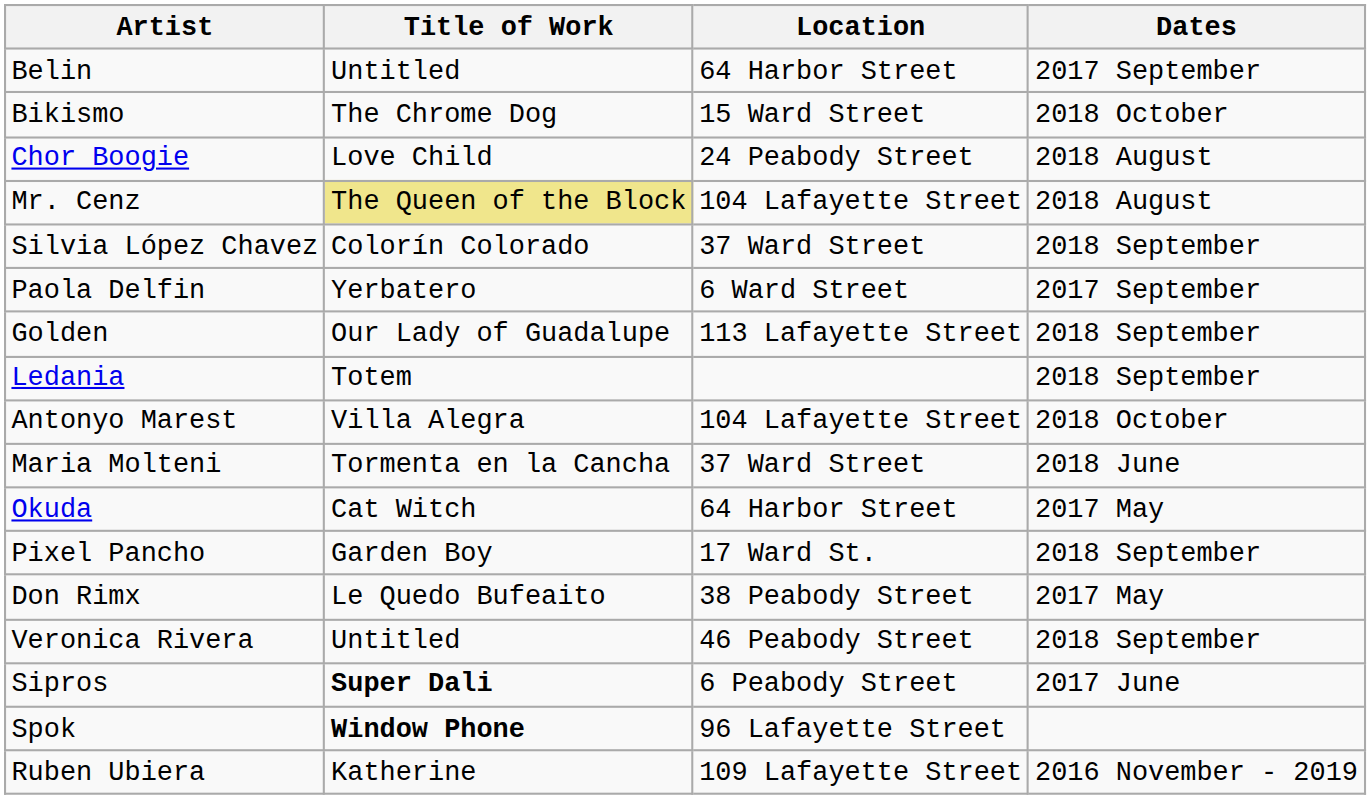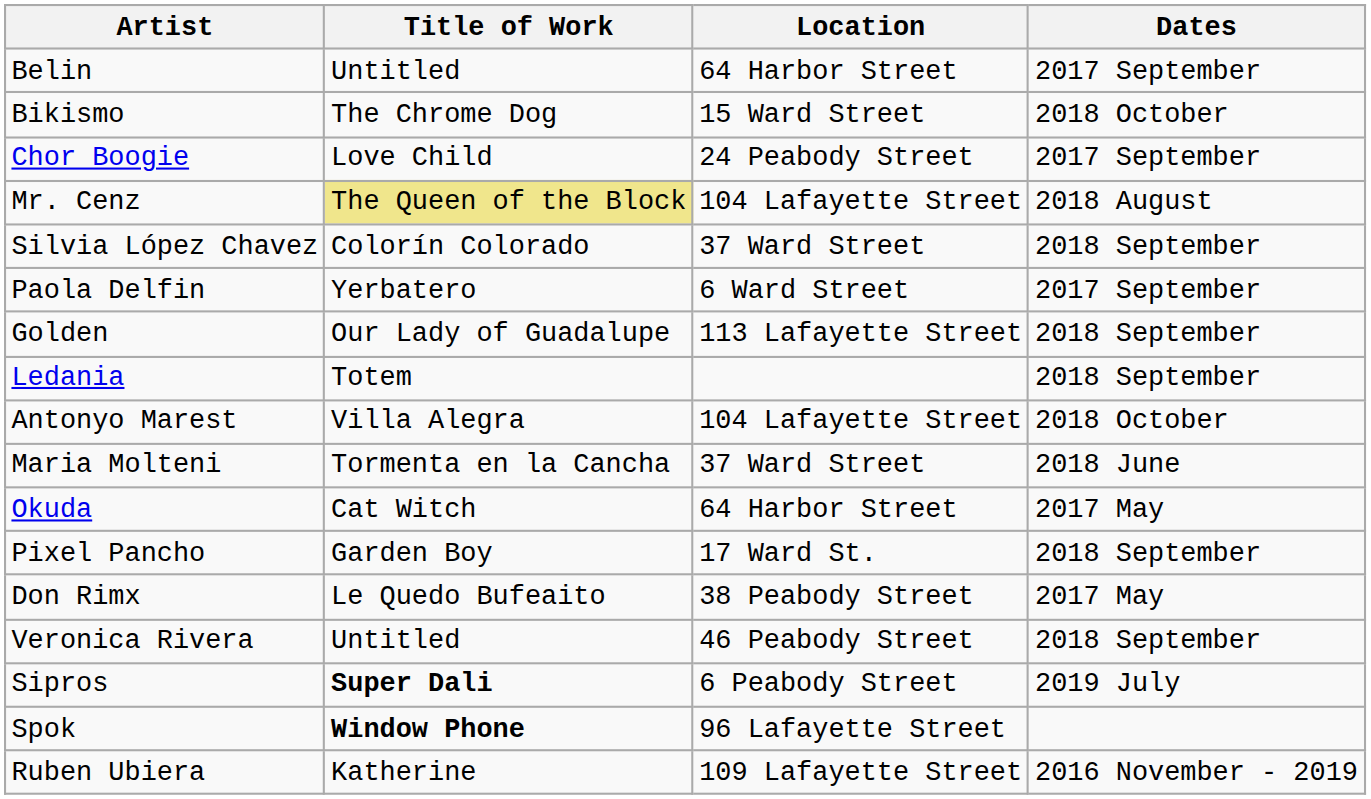(1124, 159) 2018 August -> (1148, 159) 2017 September
(1108, 685) 2017 June -> (1108, 685) 2019 July
